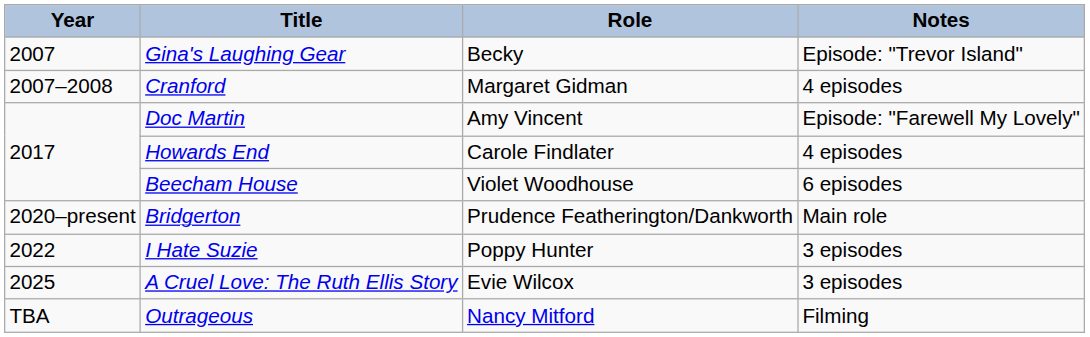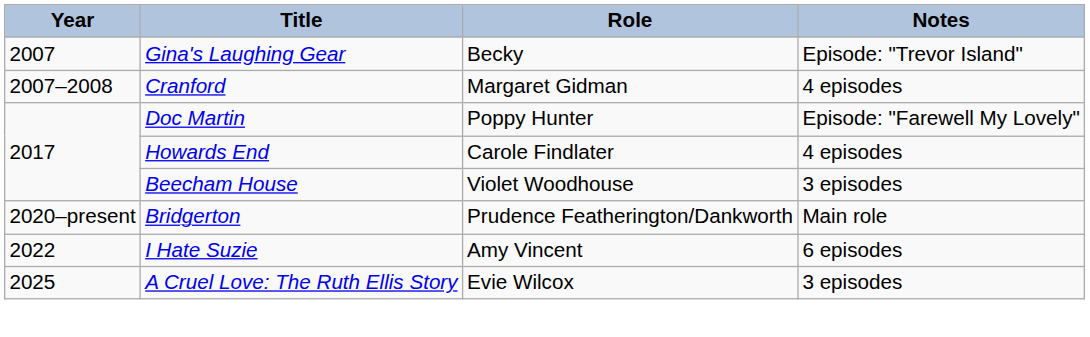(525, 119) Amy Vincent -> (530, 119) Poppy Hunter
(852, 184) 6 episodes -> (852, 184) 3 episodes
(530, 250) Poppy Hunter -> (525, 250) Amy Vincent
(852, 250) 3 episodes -> (852, 250) 6 episodes
- row: (199, 315)
